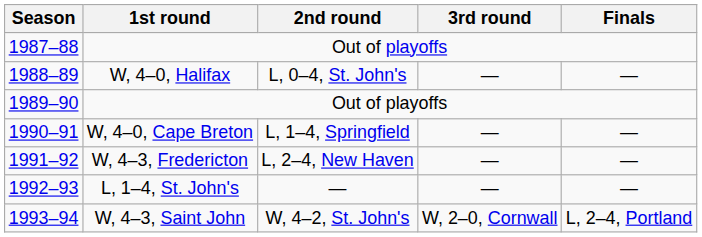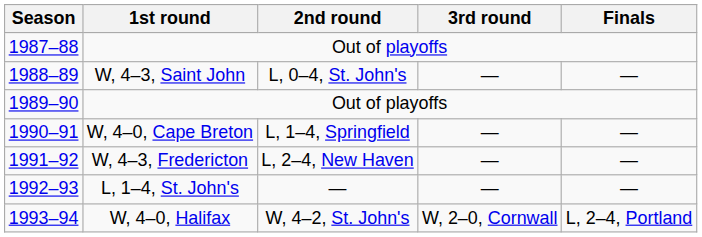(170, 75) W, 4–0, Halifax -> (170, 75) W, 4–3, Saint John
(170, 217) W, 4–3, Saint John -> (170, 217) W, 4–0, Halifax
